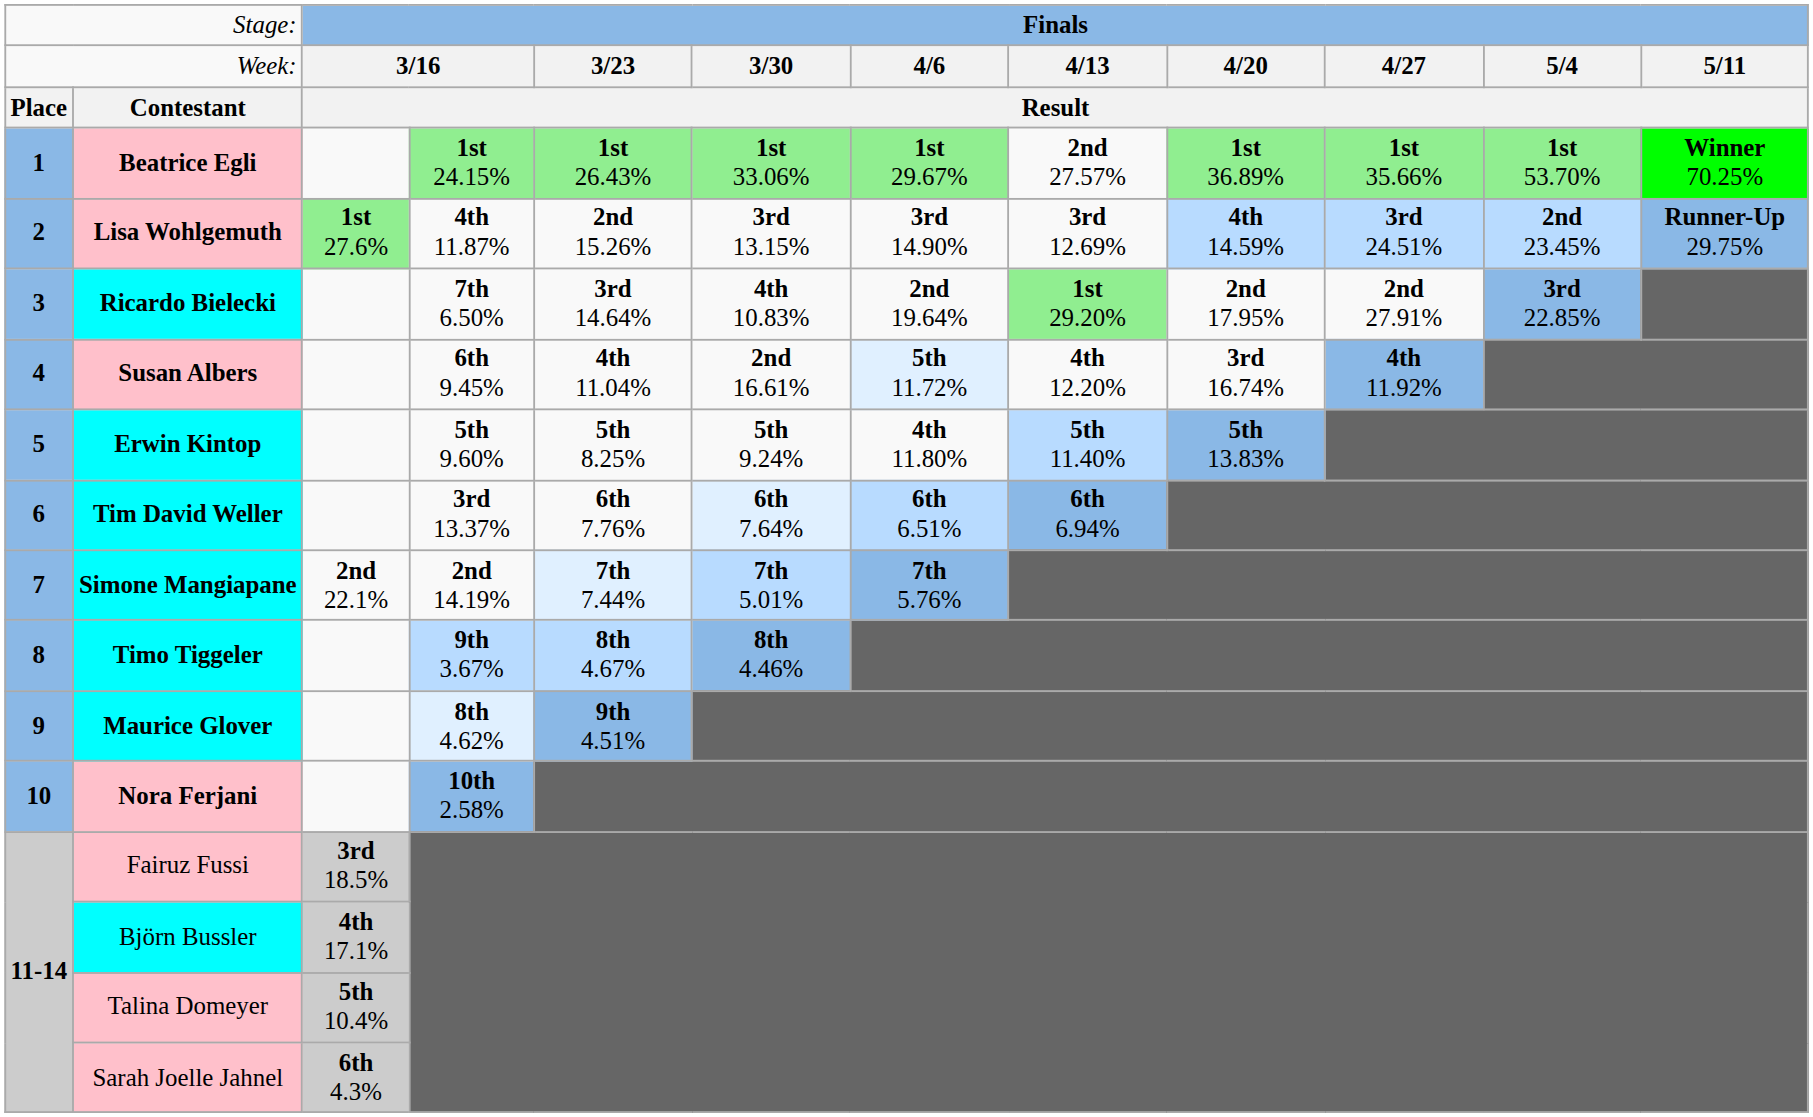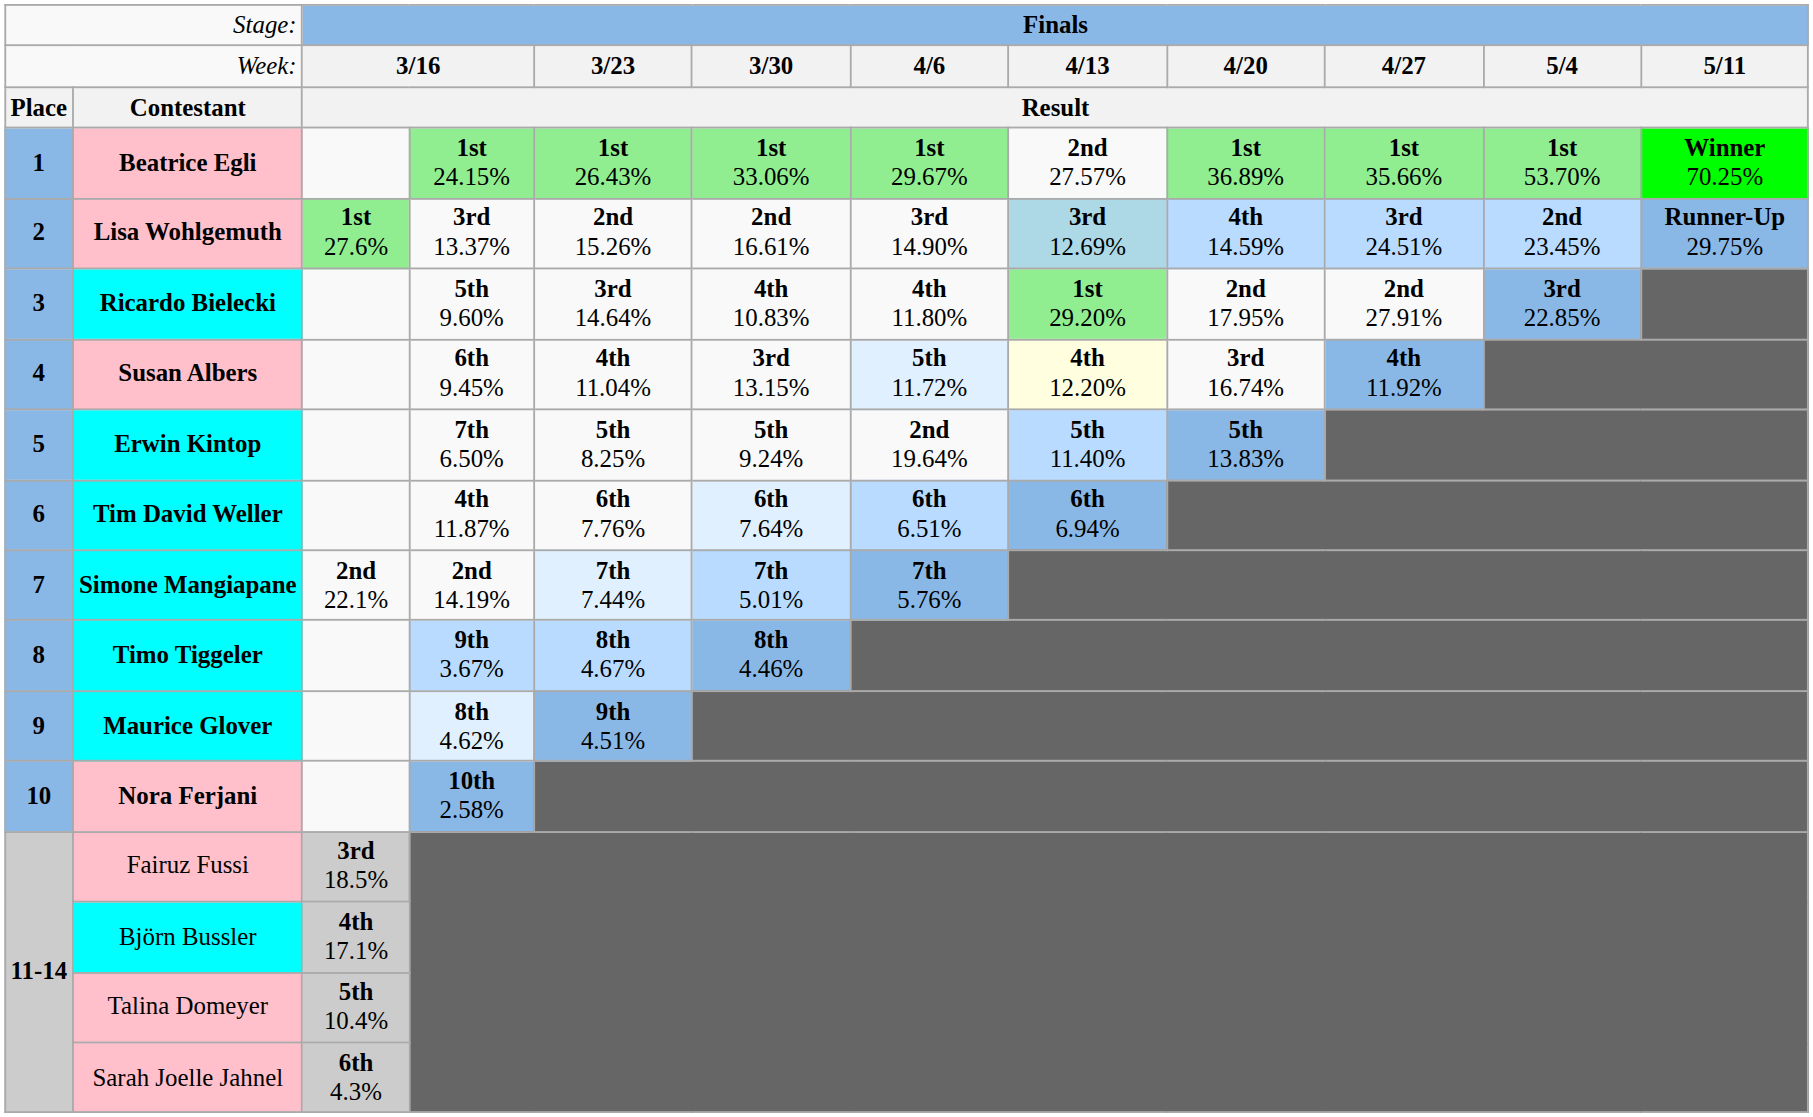(472, 232) 4th 11.87% -> (472, 232) 3rd 13.37%
(771, 232) 3rd 13.15% -> (771, 232) 2nd 16.61%
(1088, 232) no background -> (1088, 232) lightblue background
(472, 303) 7th 6.50% -> (472, 303) 5th 9.60%
(929, 303) 2nd 19.64% -> (929, 303) 4th 11.80%
(771, 373) 2nd 16.61% -> (771, 373) 3rd 13.15%
(1088, 373) no background -> (1088, 373) lightyellow background
(472, 443) 5th 9.60% -> (472, 443) 7th 6.50%
(929, 443) 4th 11.80% -> (929, 443) 2nd 19.64%
(472, 514) 3rd 13.37% -> (472, 514) 4th 11.87%
